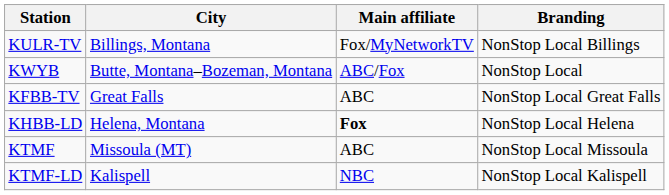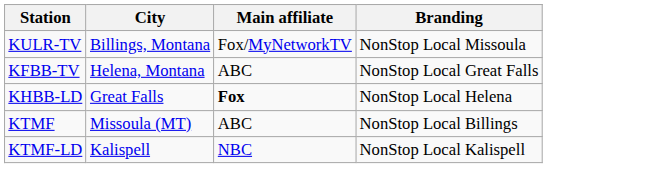(561, 44) NonStop Local Billings -> (443, 44) NonStop Local Missoula
- row: (34, 70)
(127, 96) Great Falls -> (147, 70) Helena, Montana
(147, 123) Helena, Montana -> (127, 96) Great Falls
(565, 149) NonStop Local Missoula -> (439, 123) NonStop Local Billings
